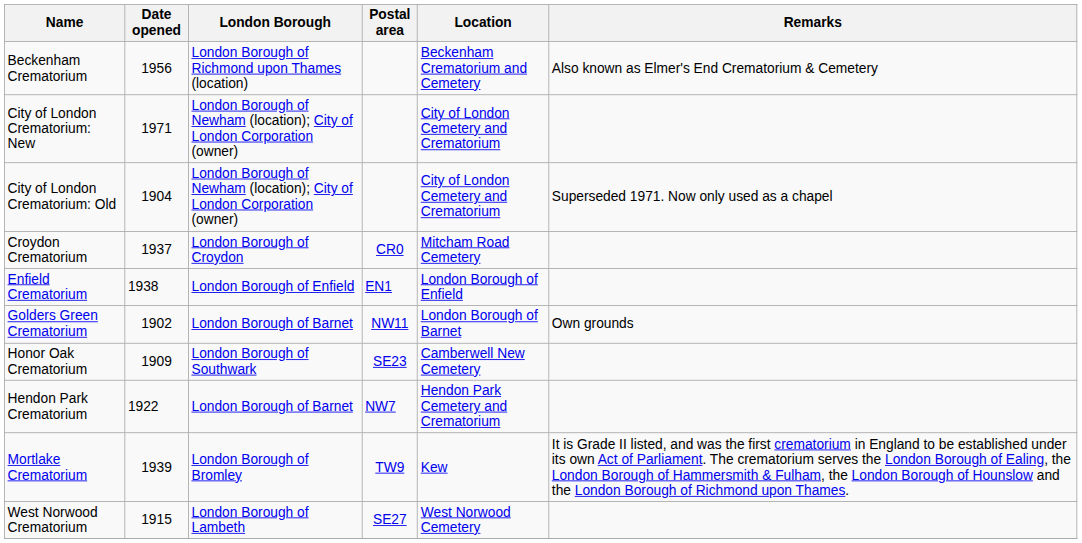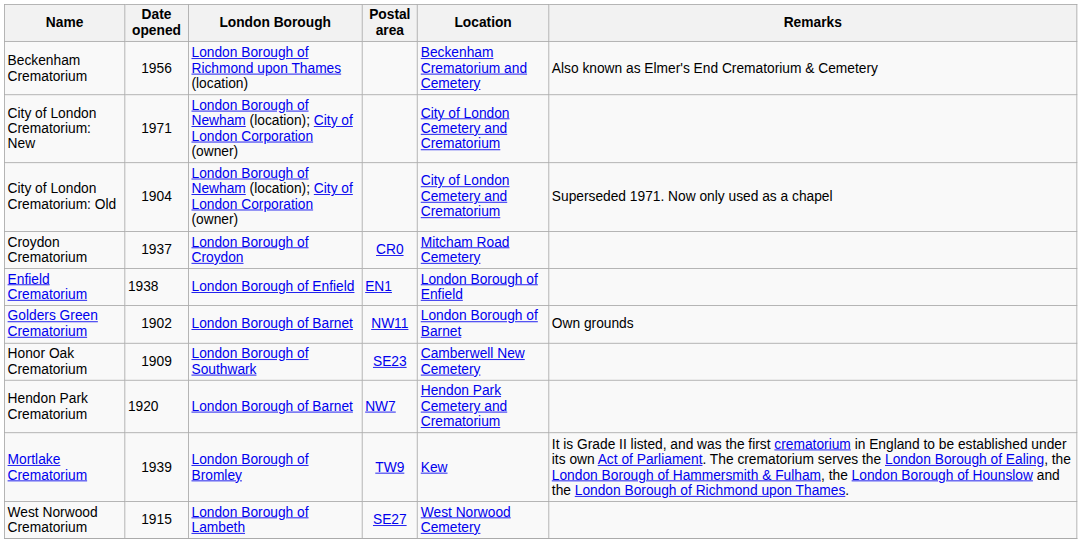(143, 406) 1922 -> (143, 406) 1920
